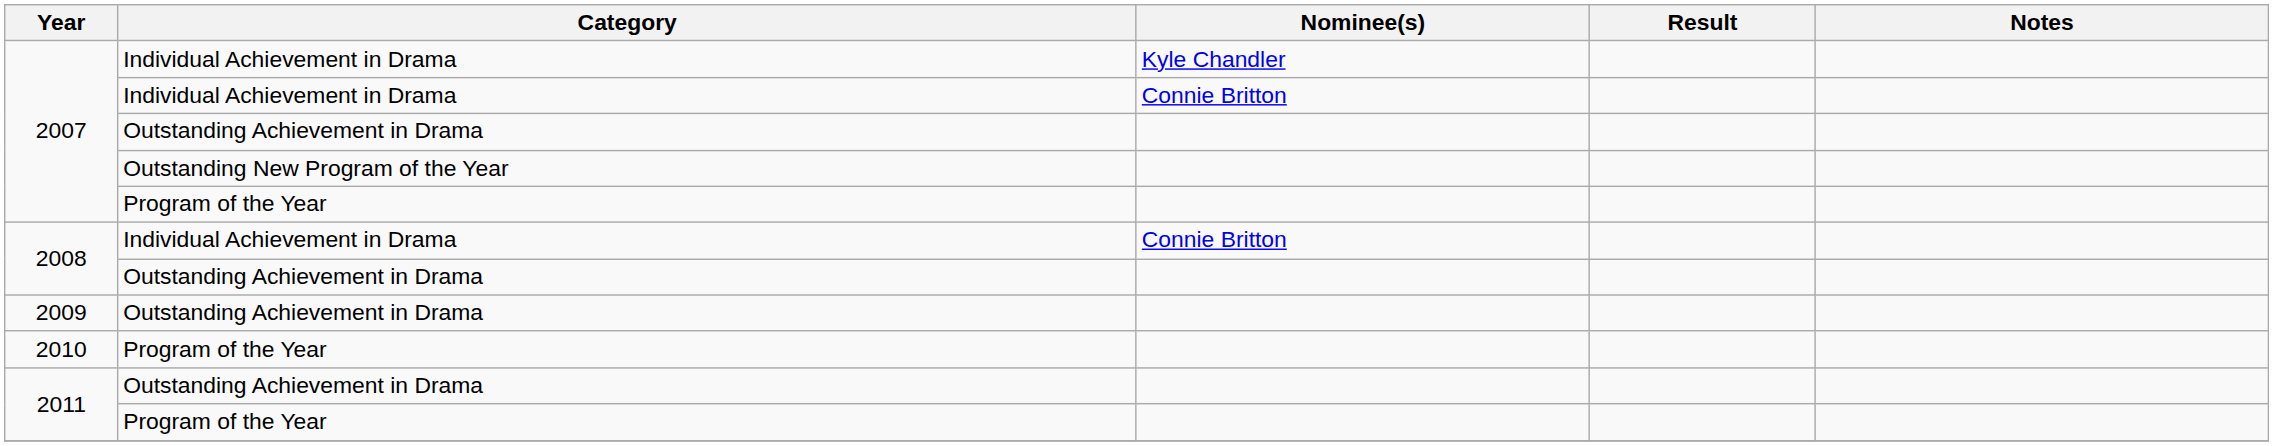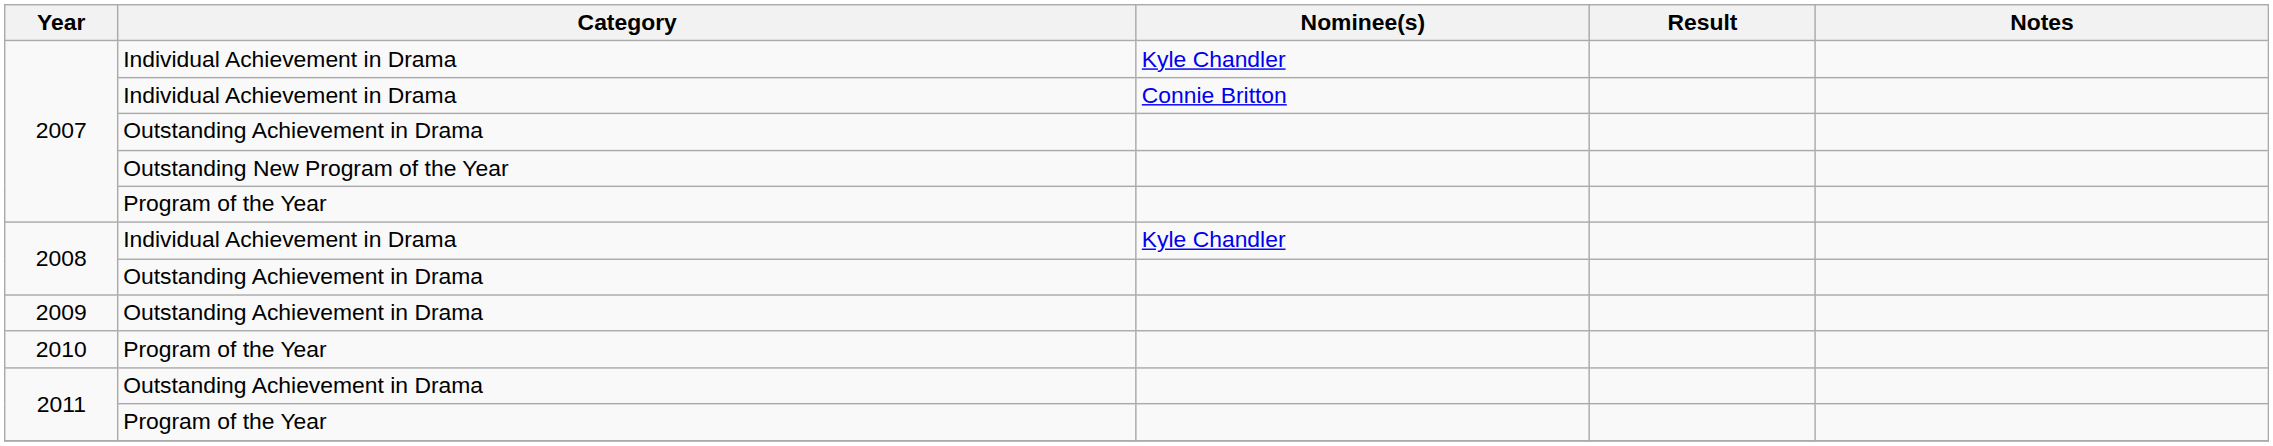(1214, 240) Connie Britton -> (1214, 240) Kyle Chandler
